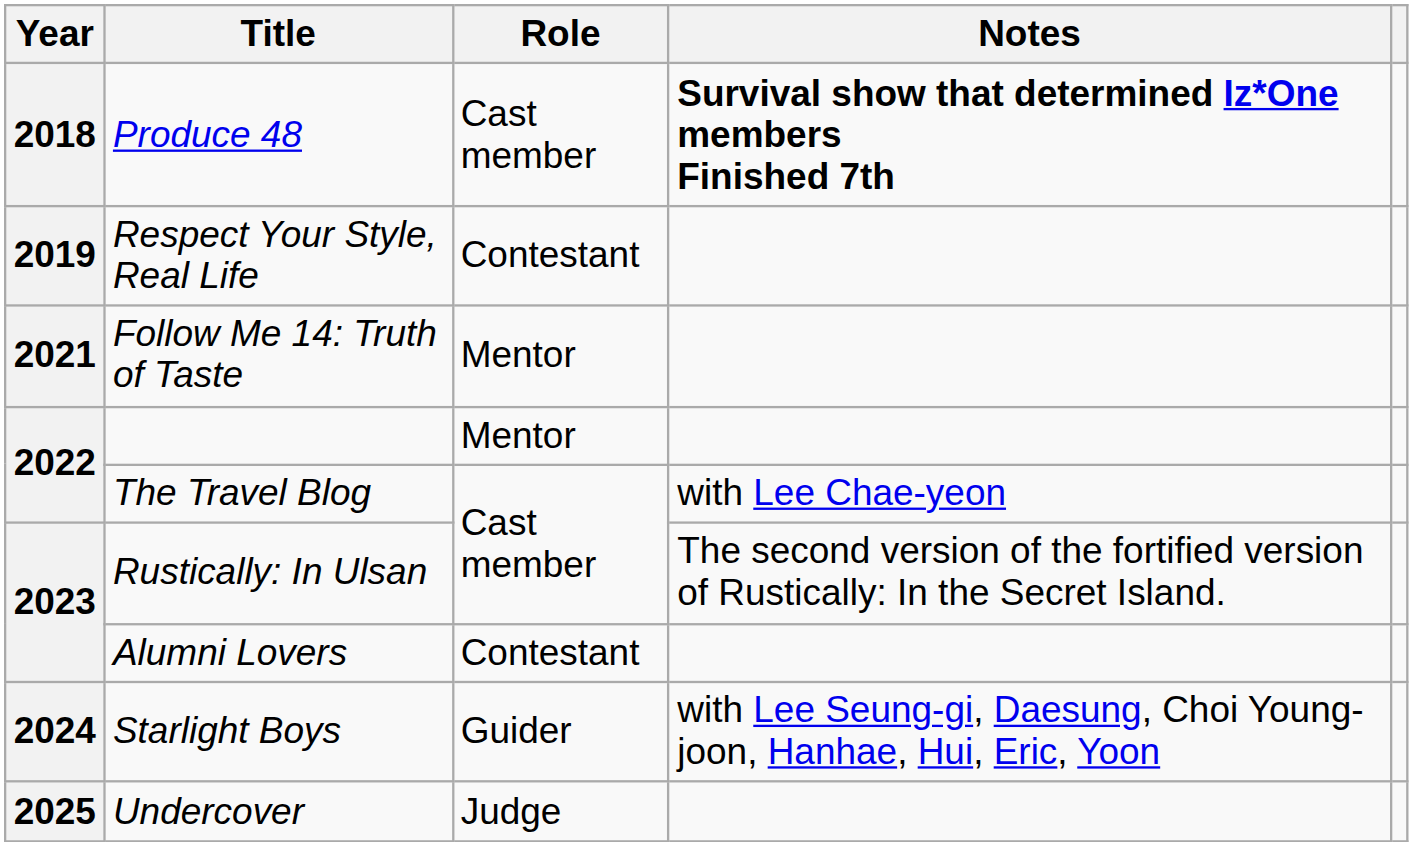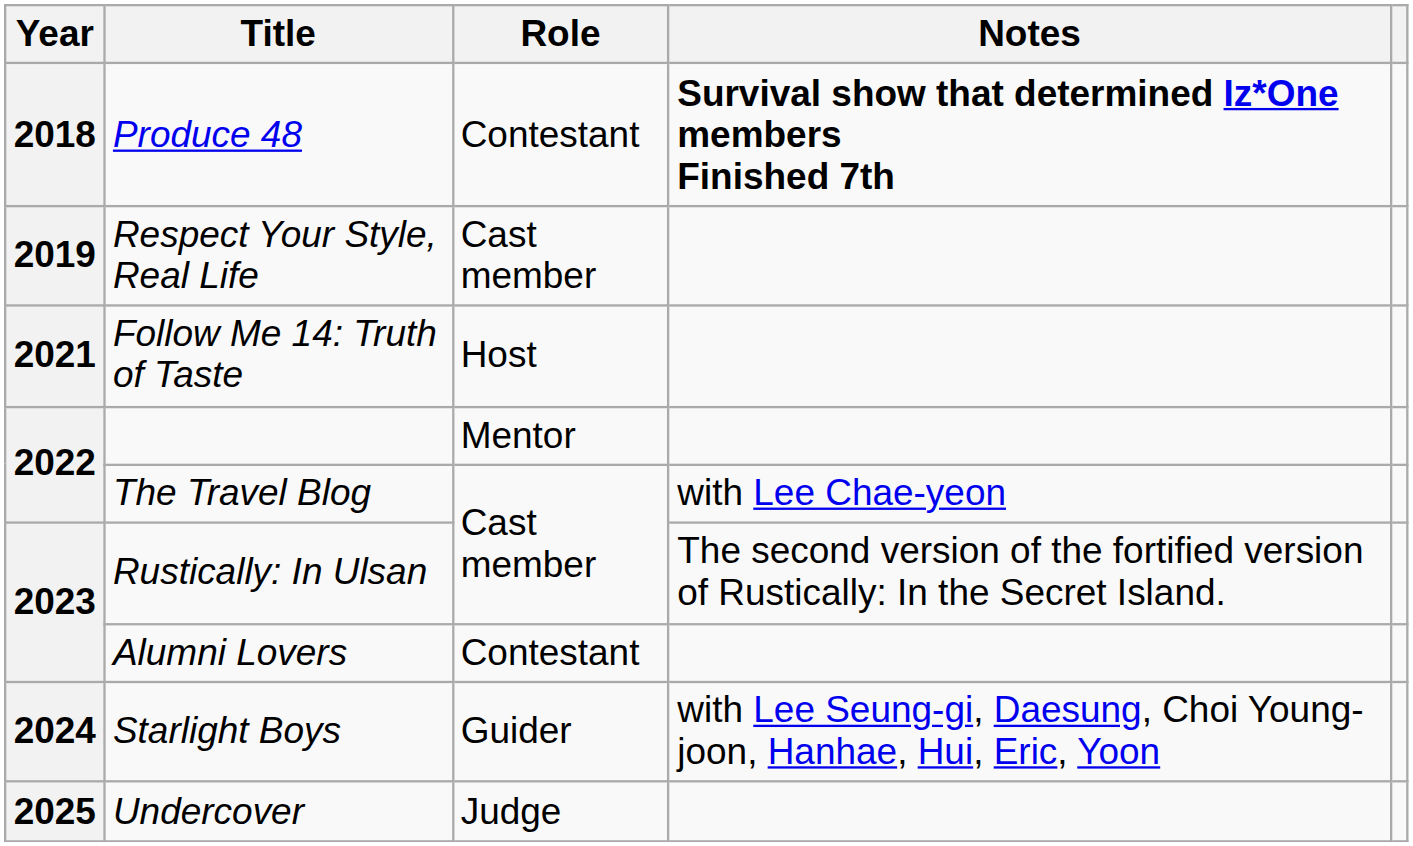(528, 134) Cast member -> (550, 134) Contestant
(550, 254) Contestant -> (528, 254) Cast member
(518, 355) Mentor -> (499, 355) Host
